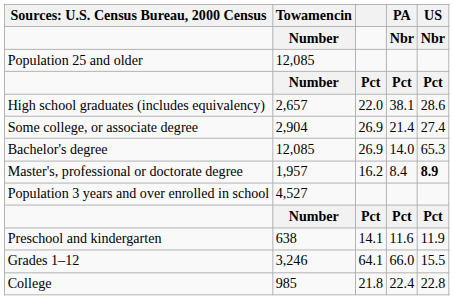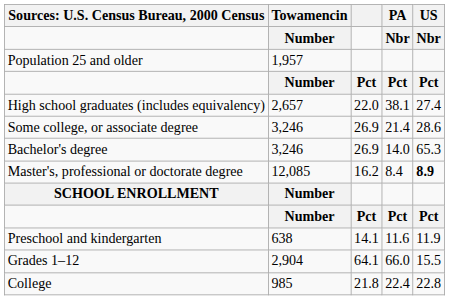(295, 60) 12,085 -> (287, 60) 1,957
(433, 104) 28.6 -> (429, 104) 27.4
(292, 127) 2,904 -> (287, 127) 3,246
(433, 127) 27.4 -> (429, 127) 28.6
(295, 149) 12,085 -> (287, 149) 3,246
(292, 171) 1,957 -> (291, 171) 12,085
+ row: (136, 194)
- row: (138, 194)
(292, 261) 3,246 -> (287, 261) 2,904
